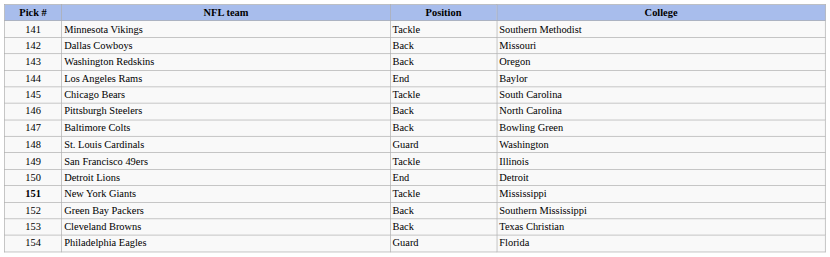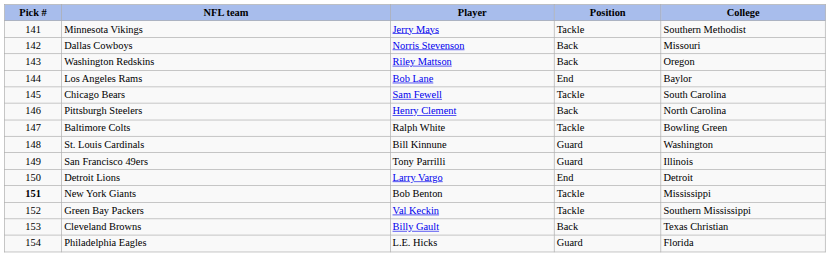+ column: (472, 12)
(403, 128) Back -> (571, 128) Tackle
(406, 161) Tackle -> (570, 161) Guard
(403, 210) Back -> (571, 210) Tackle
